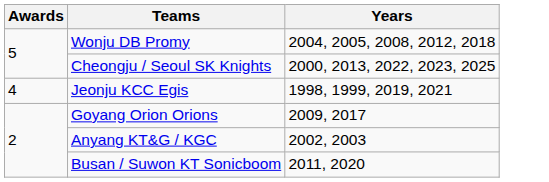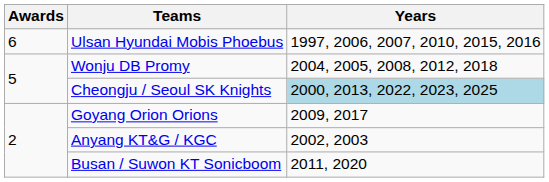+ row: (177, 41)
(392, 66) no background -> (394, 90) lightblue background
- row: (130, 90)
